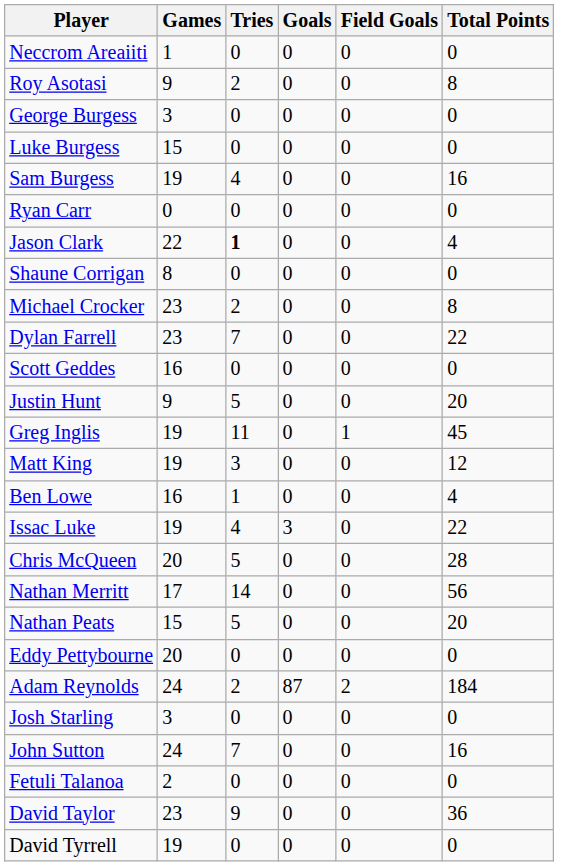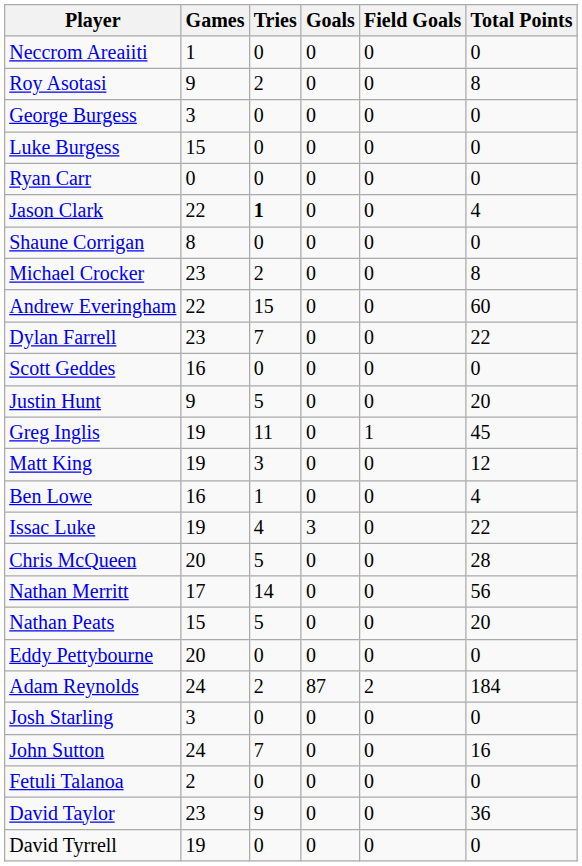- row: (62, 178)
+ row: (93, 305)
